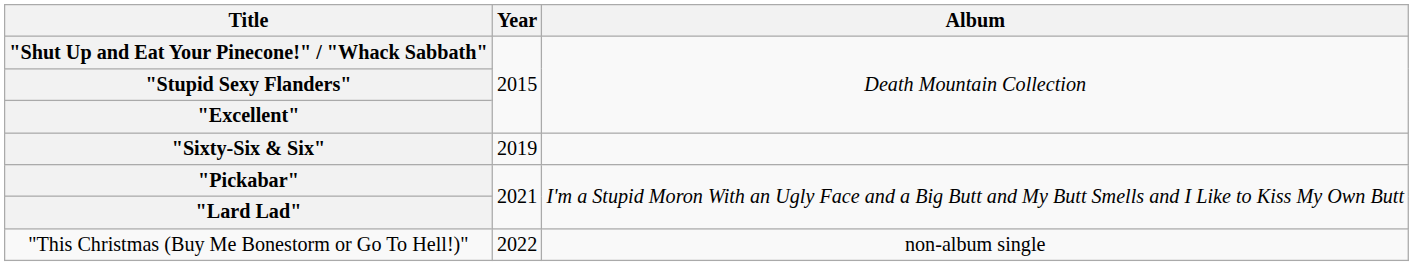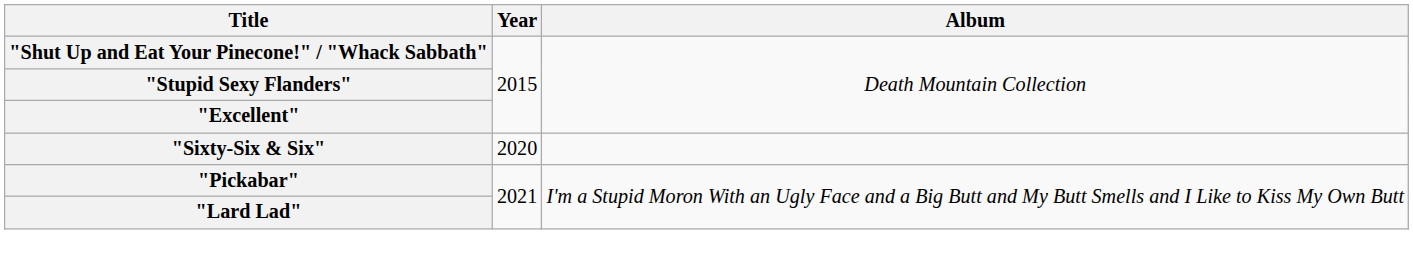(517, 148) 2019 -> (517, 148) 2020
- row: (248, 244)
